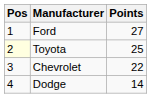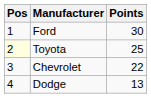(137, 31) 27 -> (137, 31) 30
(137, 85) 14 -> (137, 85) 13
